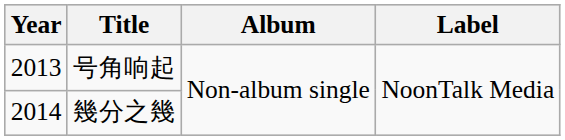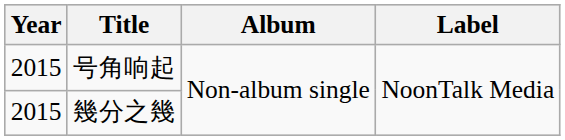(36, 67) 2013 -> (36, 67) 2015
(36, 112) 2014 -> (36, 112) 2015
